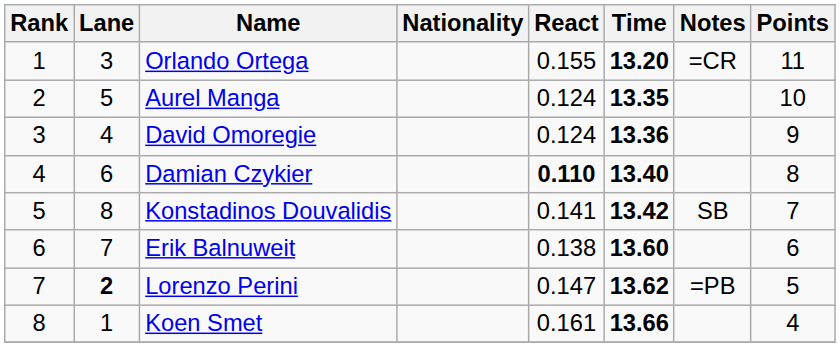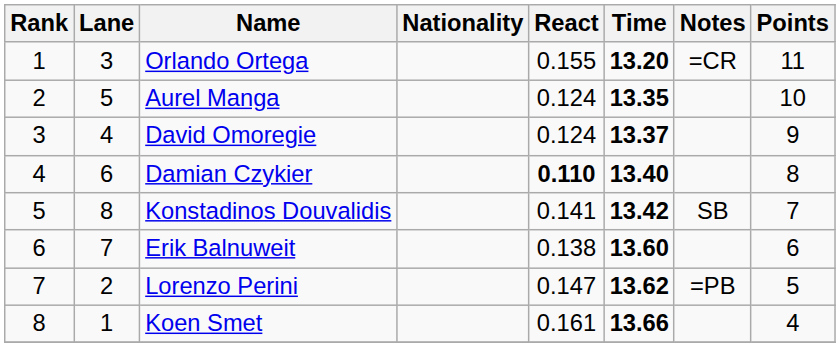(639, 135) 13.36 -> (639, 135) 13.37
(107, 286) bold -> (107, 286) normal
